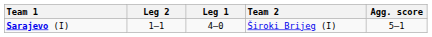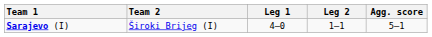columns swapped: (263, 11) <-> (156, 11)
